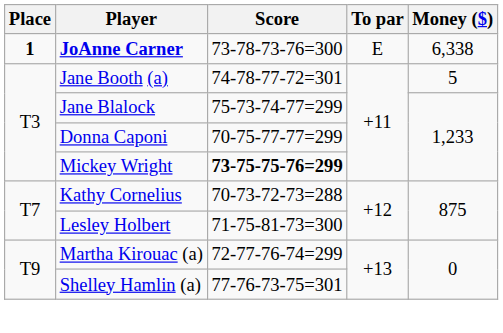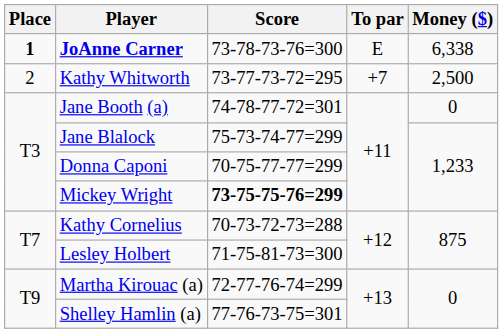+ row: (125, 78)
(453, 78) 5 -> (453, 107) 0
